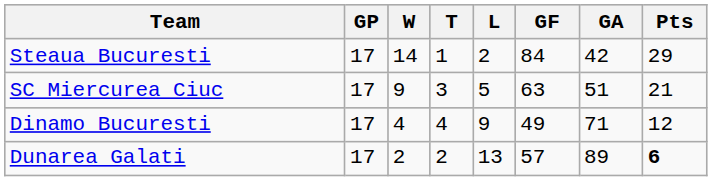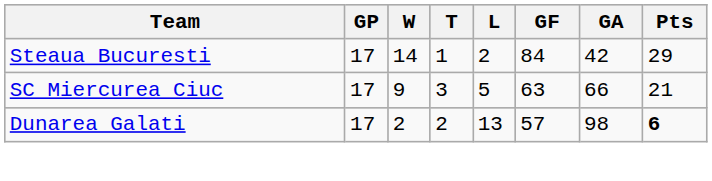(597, 90) 51 -> (597, 90) 66
- row: (110, 124)
(597, 158) 89 -> (597, 124) 98
